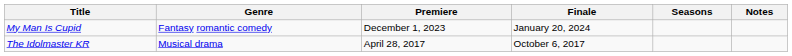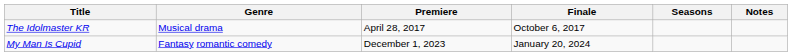rows swapped: (48, 43) <-> (44, 28)
